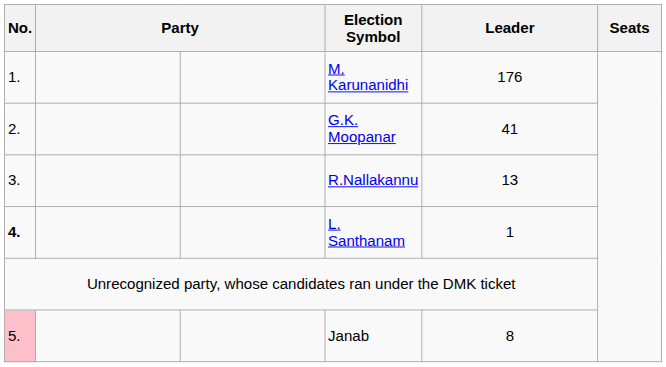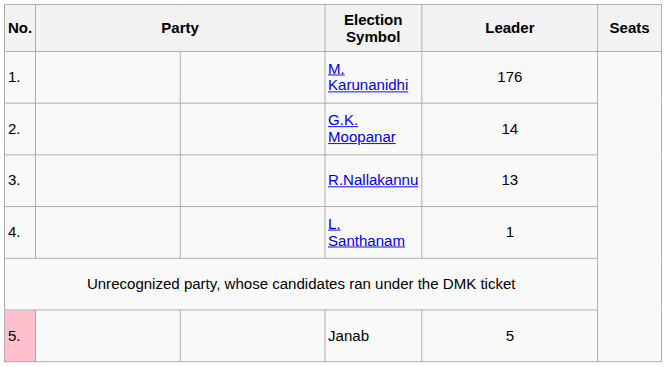(510, 129) 41 -> (510, 129) 14
(14, 232) bold -> (14, 232) normal
(510, 335) 8 -> (510, 335) 5
